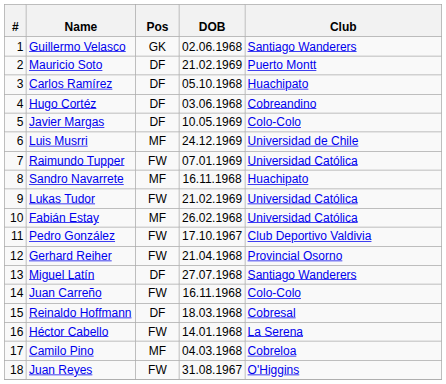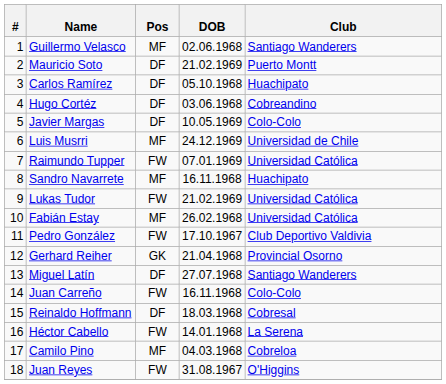(157, 46) GK -> (157, 46) MF
(157, 255) FW -> (157, 255) GK
